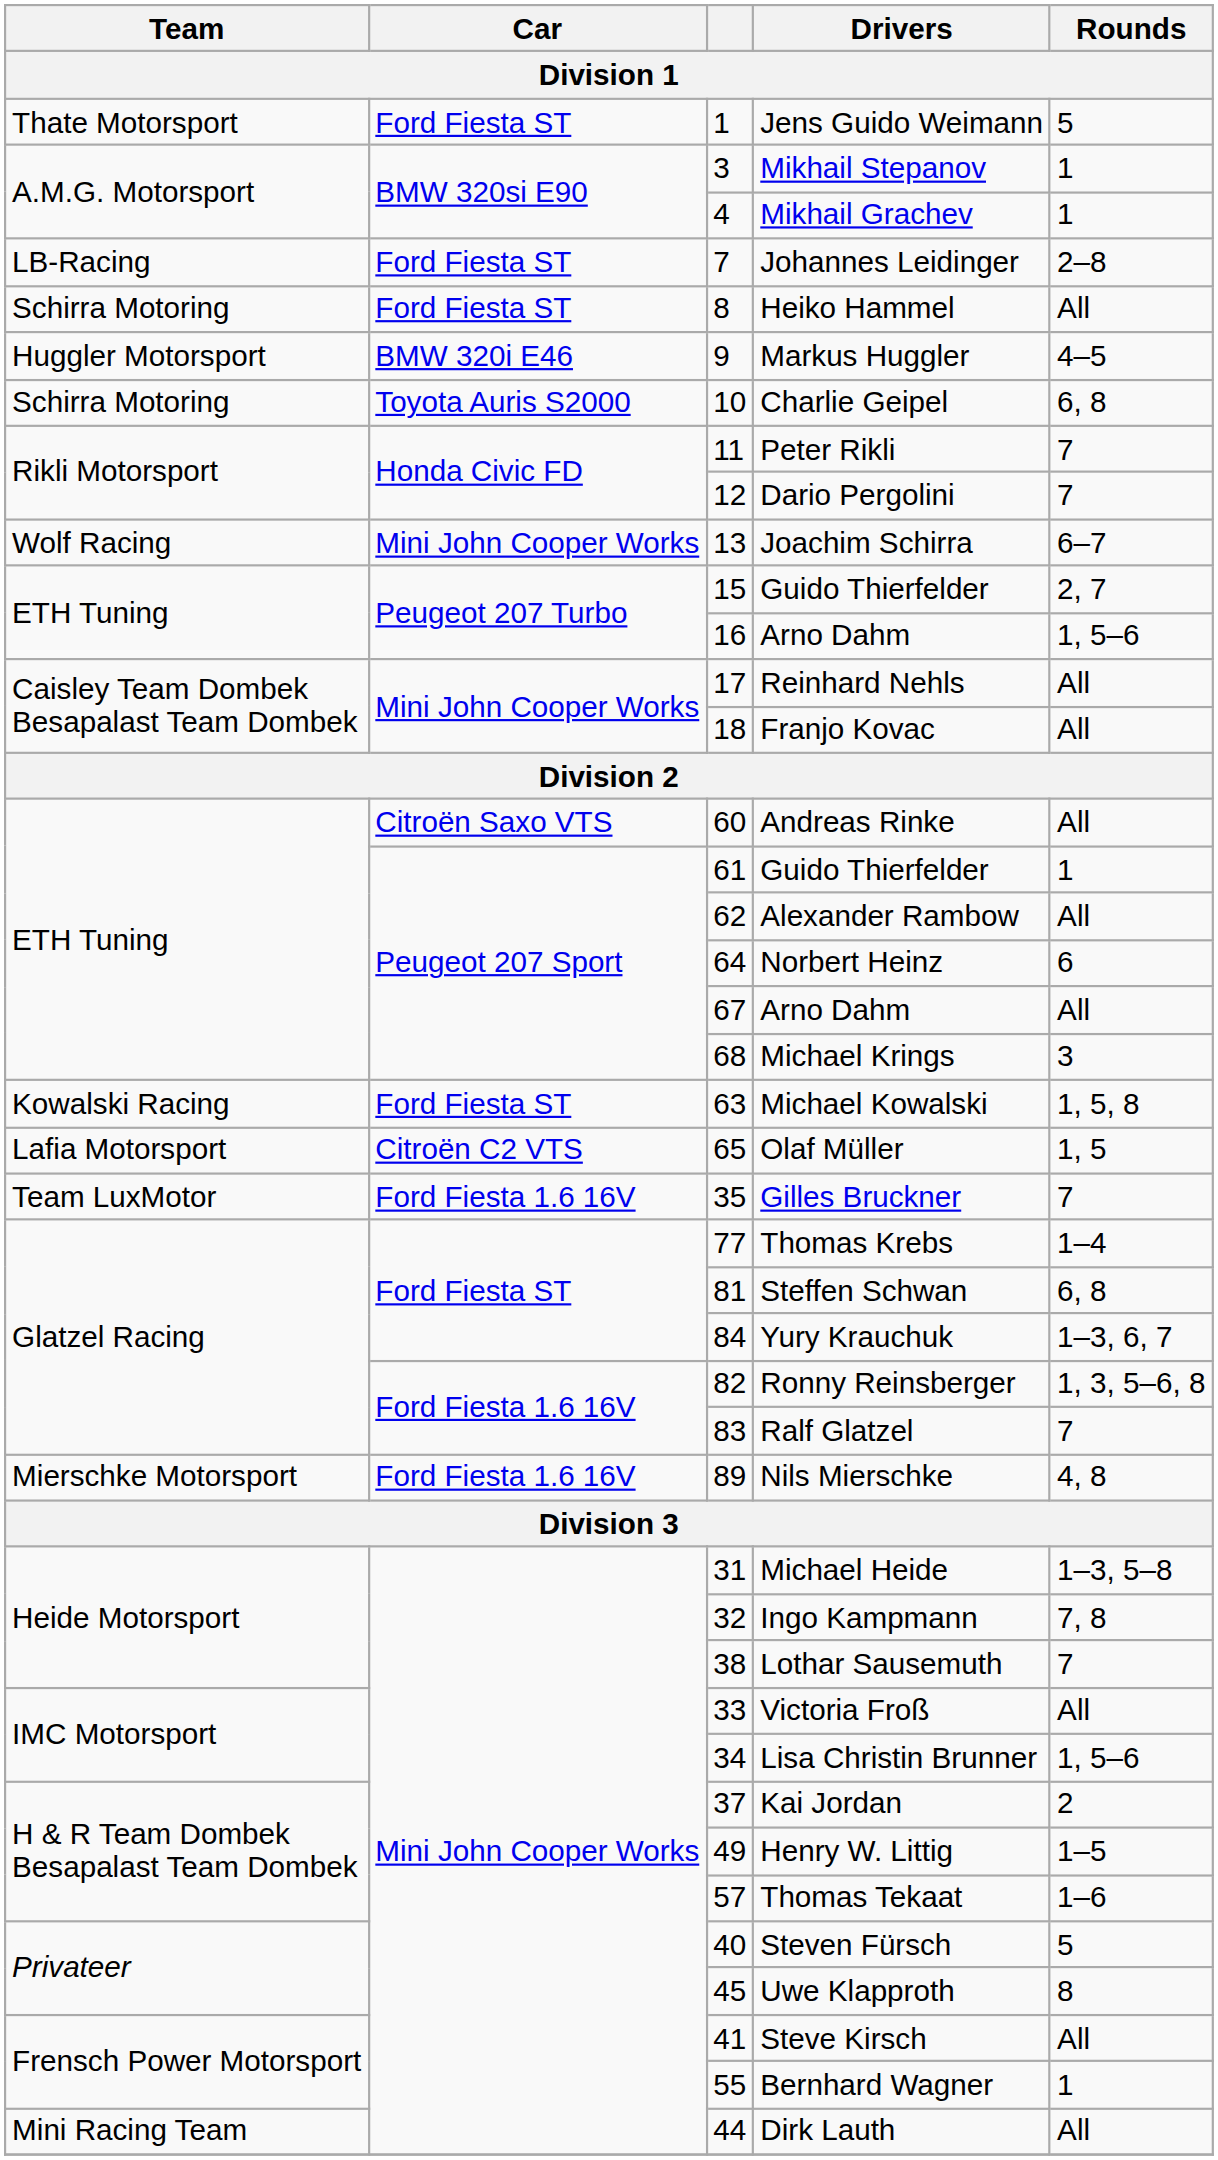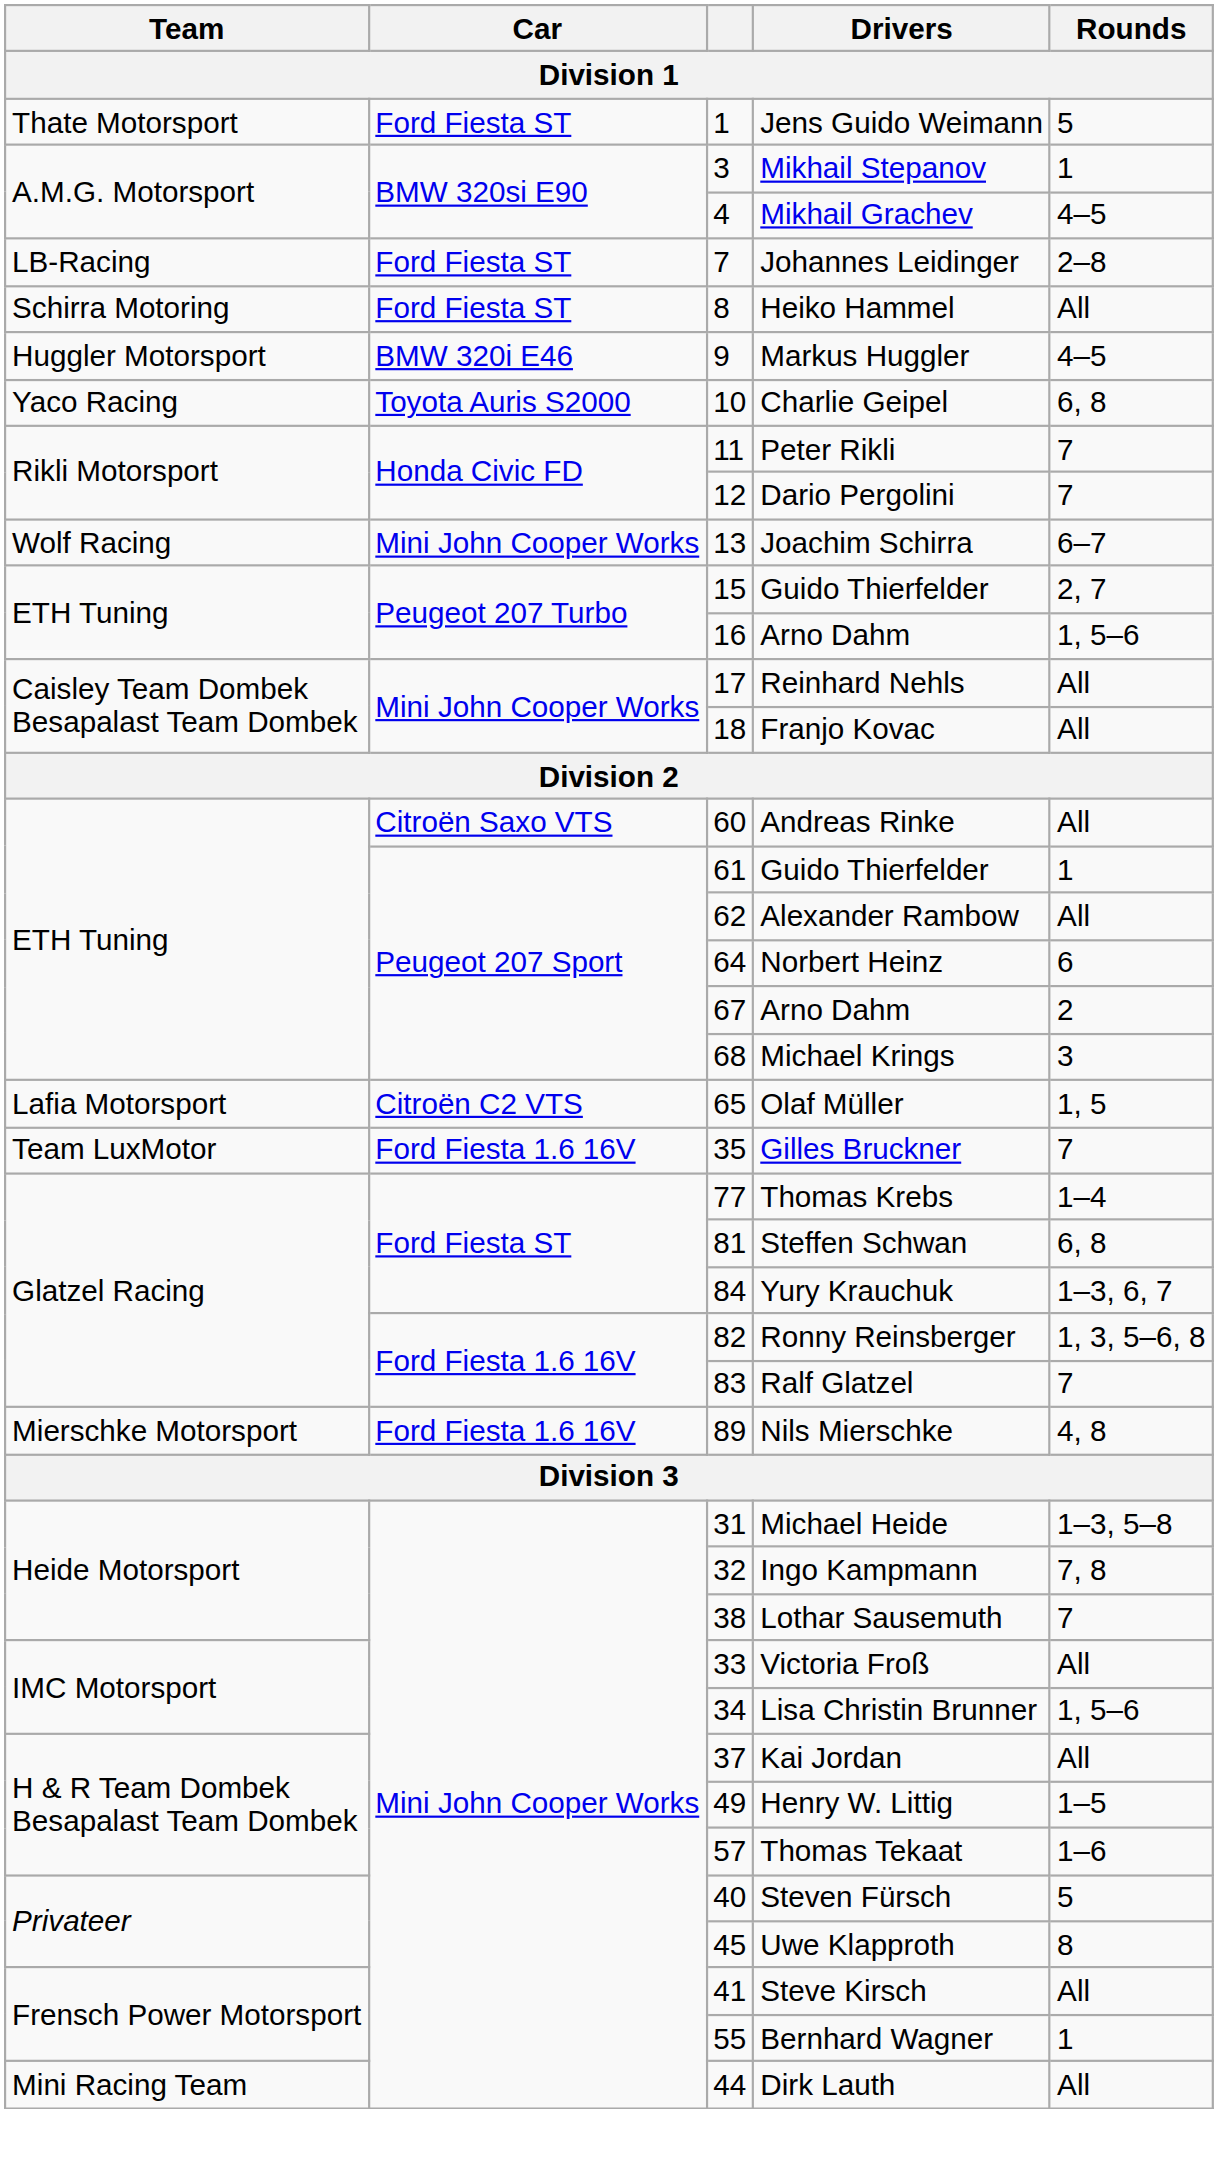(1065, 215) 1 -> (1082, 215) 4–5
(121, 402) Schirra Motoring -> (95, 402) Yaco Racing
(1074, 1009) All -> (1065, 1009) 2
- row: (730, 1103)
(1065, 1804) 2 -> (1074, 1757) All
